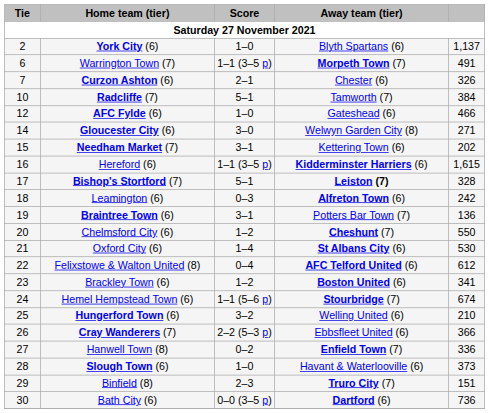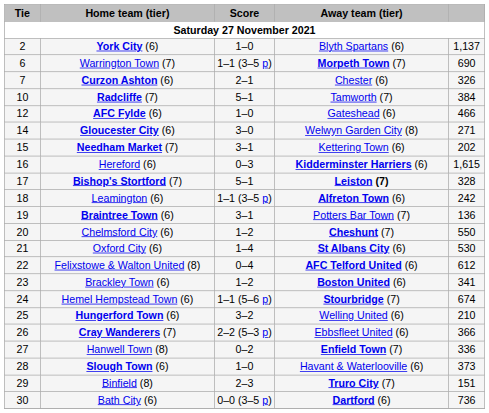(467, 64) 491 -> (467, 64) 690
(244, 165) 1–1 (3–5 p) -> (244, 165) 0–3
(244, 198) 0–3 -> (244, 198) 1–1 (3–5 p)
